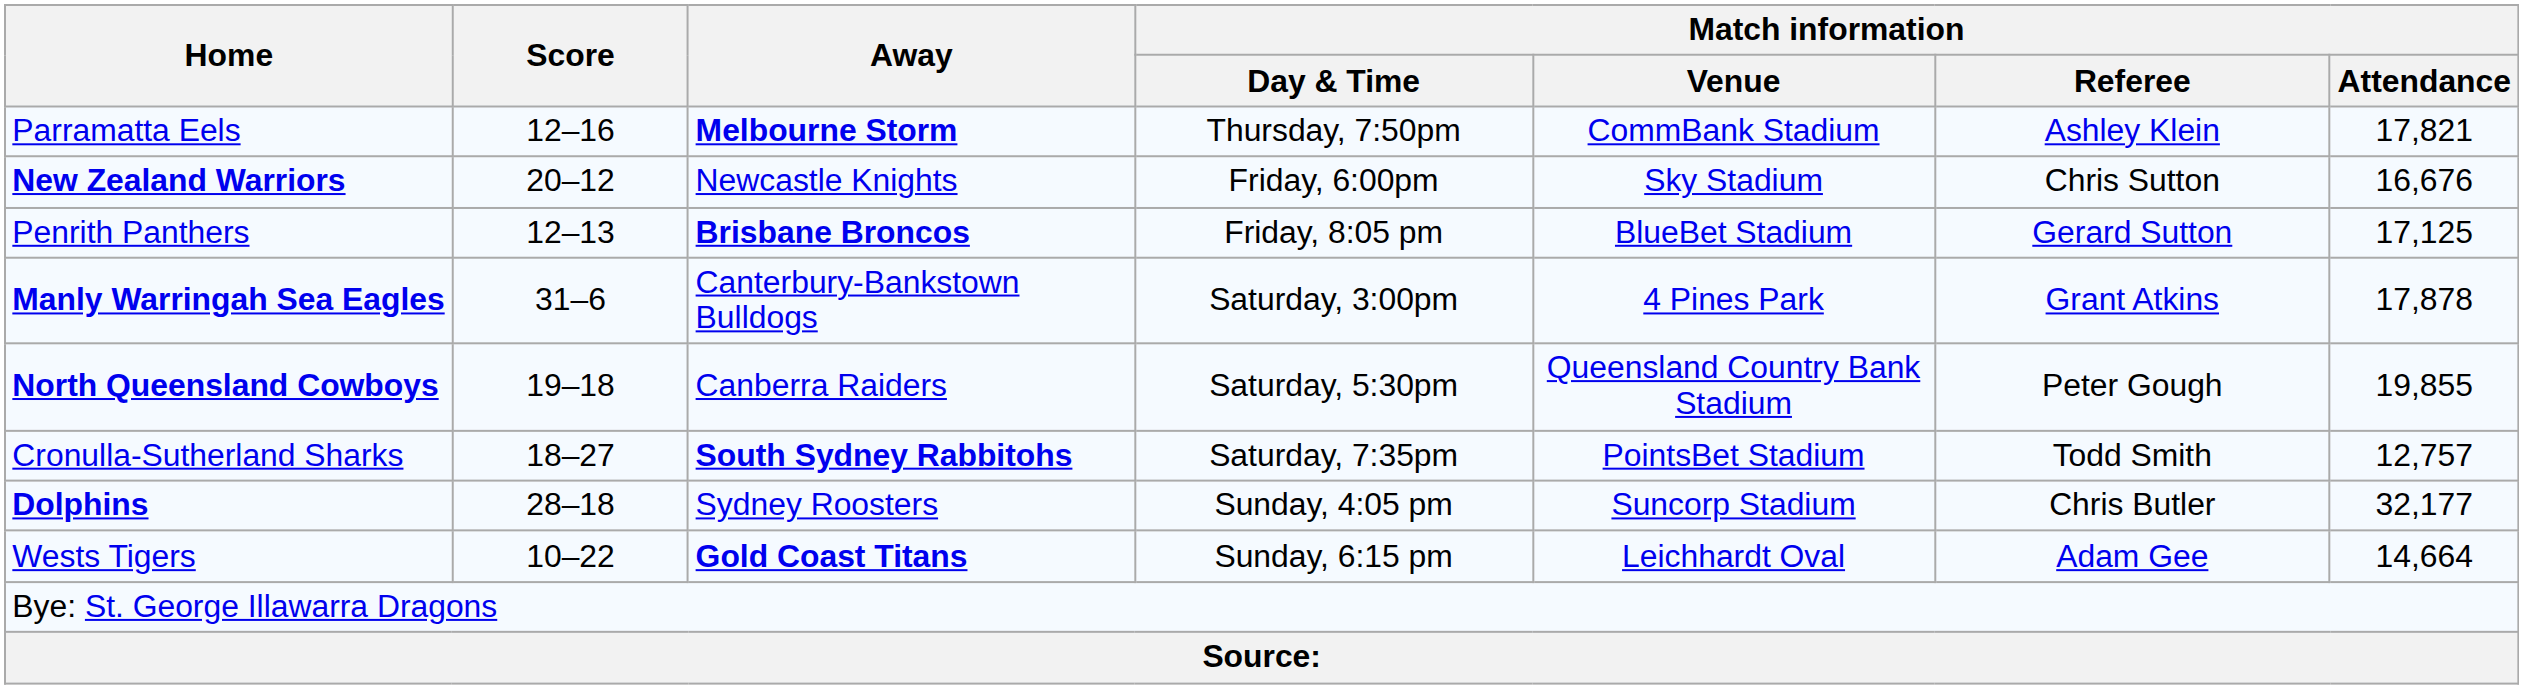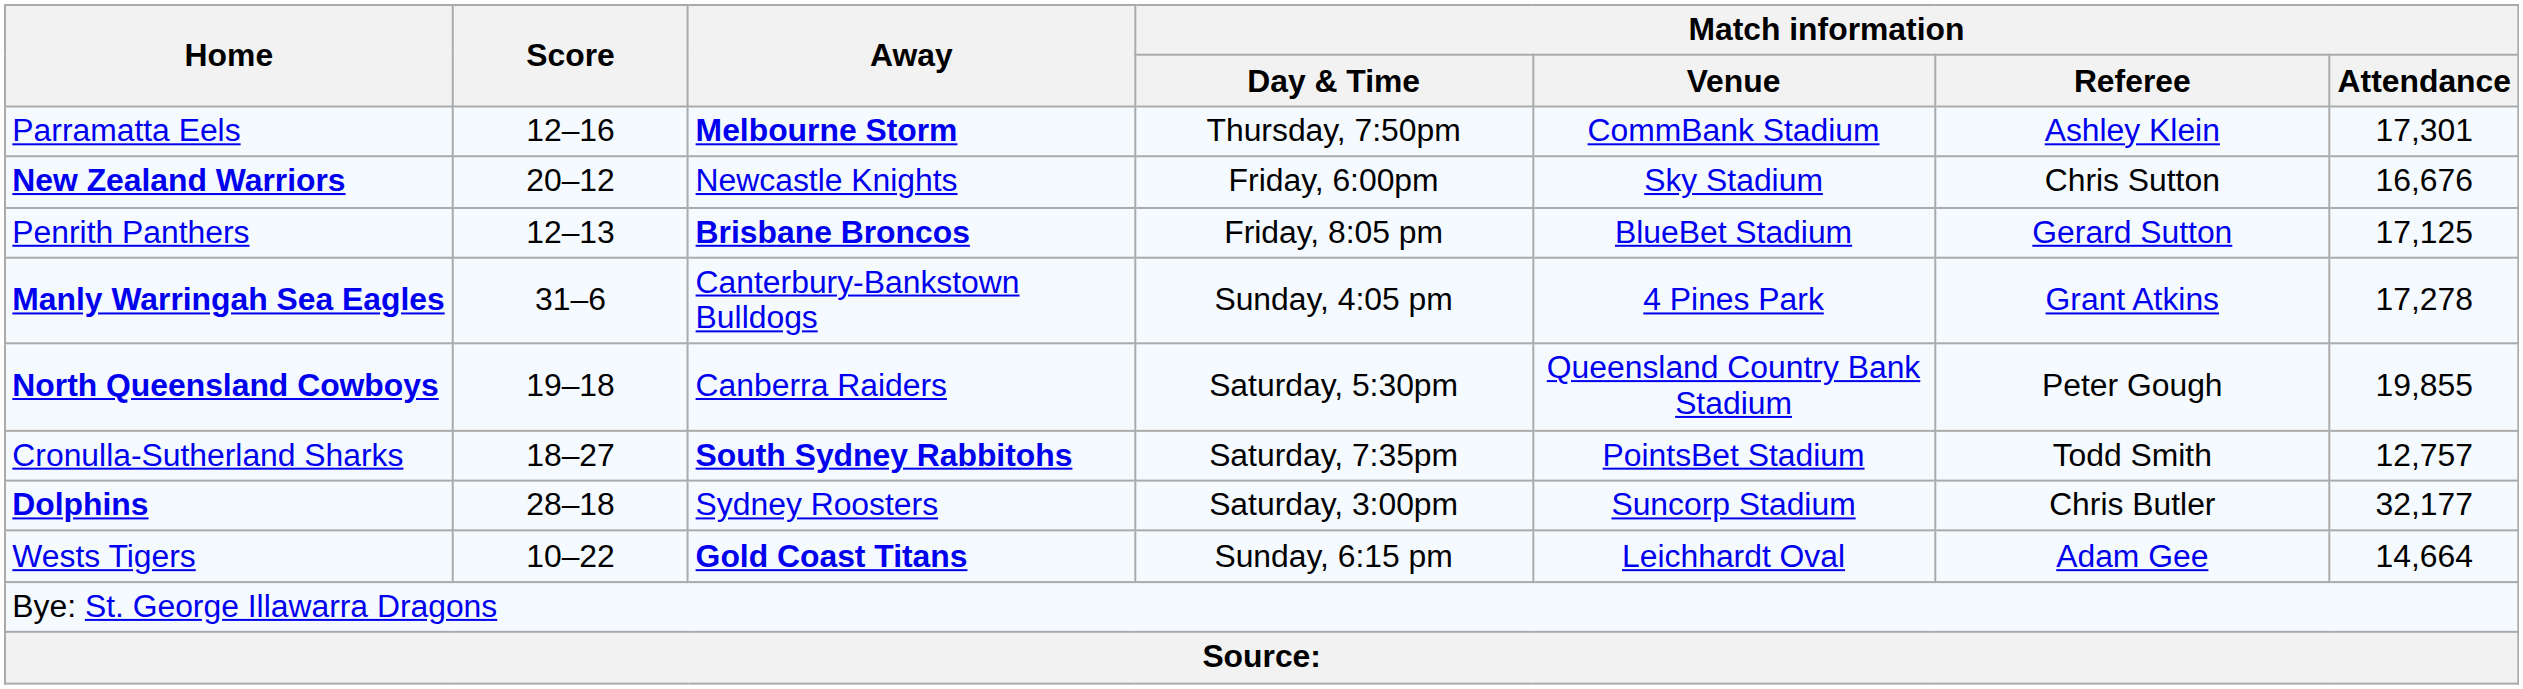(2424, 130) 17,821 -> (2424, 130) 17,301
(1334, 300) Saturday, 3:00pm -> (1334, 300) Sunday, 4:05 pm
(2424, 300) 17,878 -> (2424, 300) 17,278
(1334, 505) Sunday, 4:05 pm -> (1334, 505) Saturday, 3:00pm
